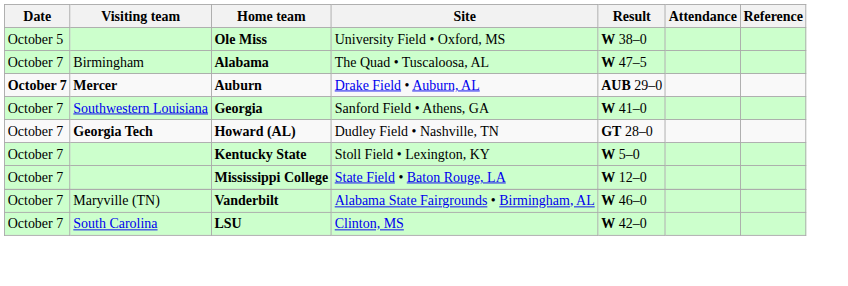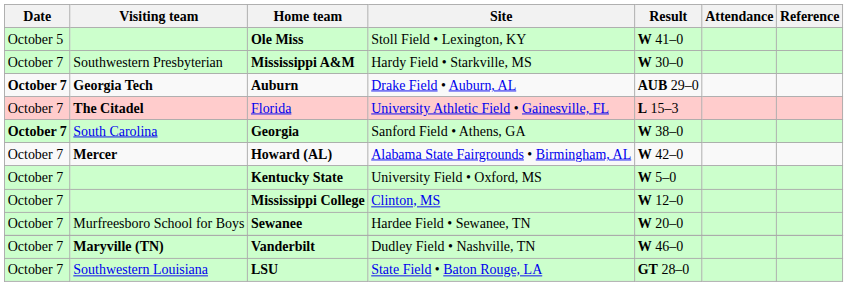(420, 39) University Field • Oxford, MS -> (449, 39) Stoll Field • Lexington, KY
(624, 39) W 38–0 -> (660, 39) W 41–0
+ row: (303, 62)
- row: (242, 62)
(95, 85) Mercer -> (113, 85) Georgia Tech
+ row: (271, 108)
(35, 108) normal -> (37, 131) bold
(141, 108) Southwestern Louisiana -> (115, 131) South Carolina
(624, 108) W 41–0 -> (660, 131) W 38–0
(113, 131) Georgia Tech -> (95, 154) Mercer
(417, 131) Dudley Field • Nashville, TN -> (501, 154) Alabama State Fairgrounds • Birmingham, AL
(627, 131) GT 28–0 -> (660, 154) W 42–0
(412, 154) Stoll Field • Lexington, KY -> (457, 177) University Field • Oxford, MS
(420, 177) State Field • Baton Rouge, LA -> (406, 200) Clinton, MS
+ row: (277, 223)
(117, 200) normal -> (119, 246) bold
(465, 200) Alabama State Fairgrounds • Birmingham, AL -> (453, 246) Dudley Field • Nashville, TN
(115, 223) South Carolina -> (141, 269) Southwestern Louisiana
(369, 223) Clinton, MS -> (457, 269) State Field • Baton Rouge, LA
(624, 223) W 42–0 -> (664, 269) GT 28–0
